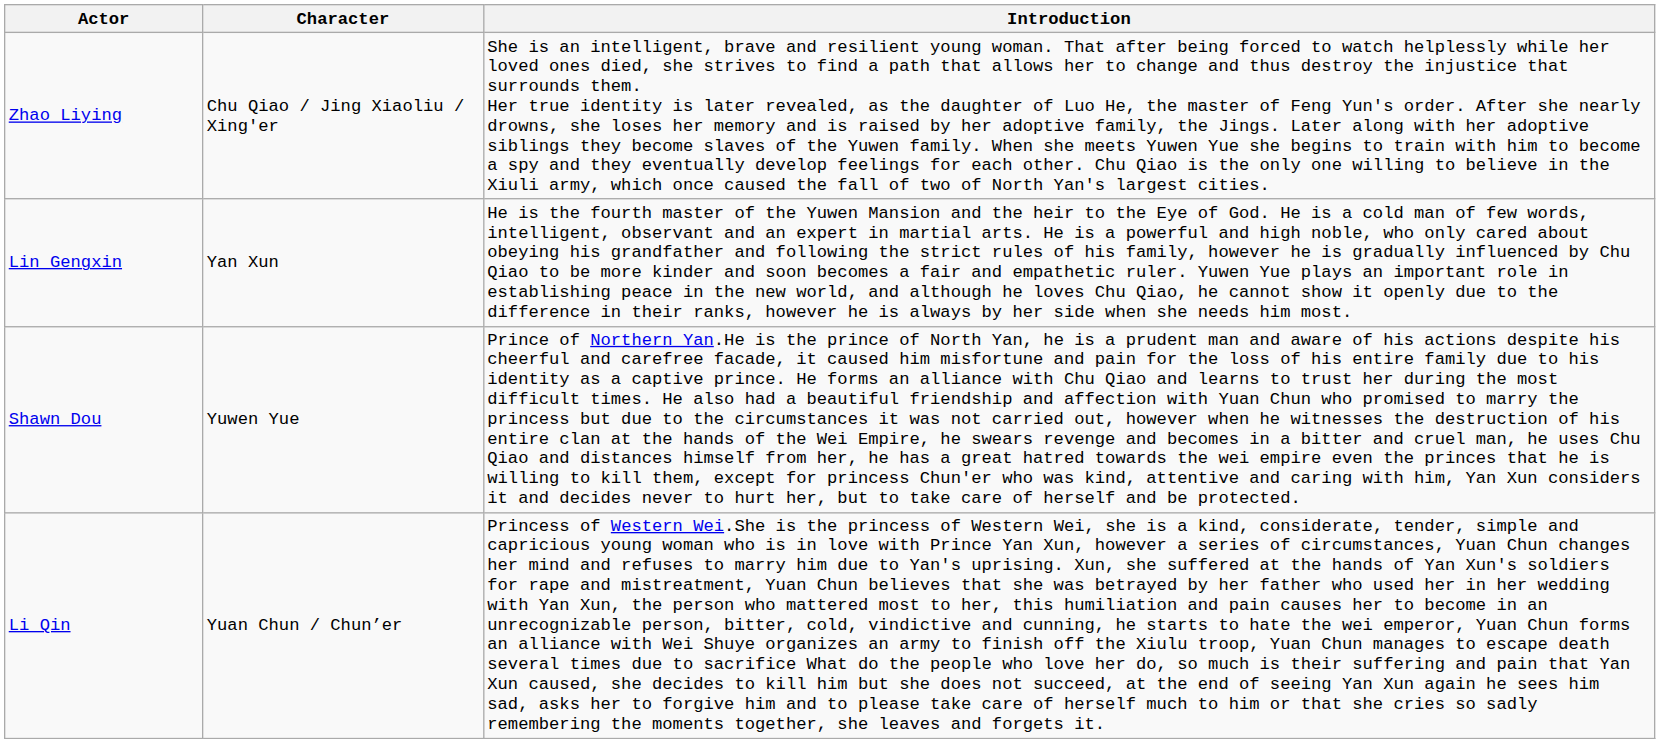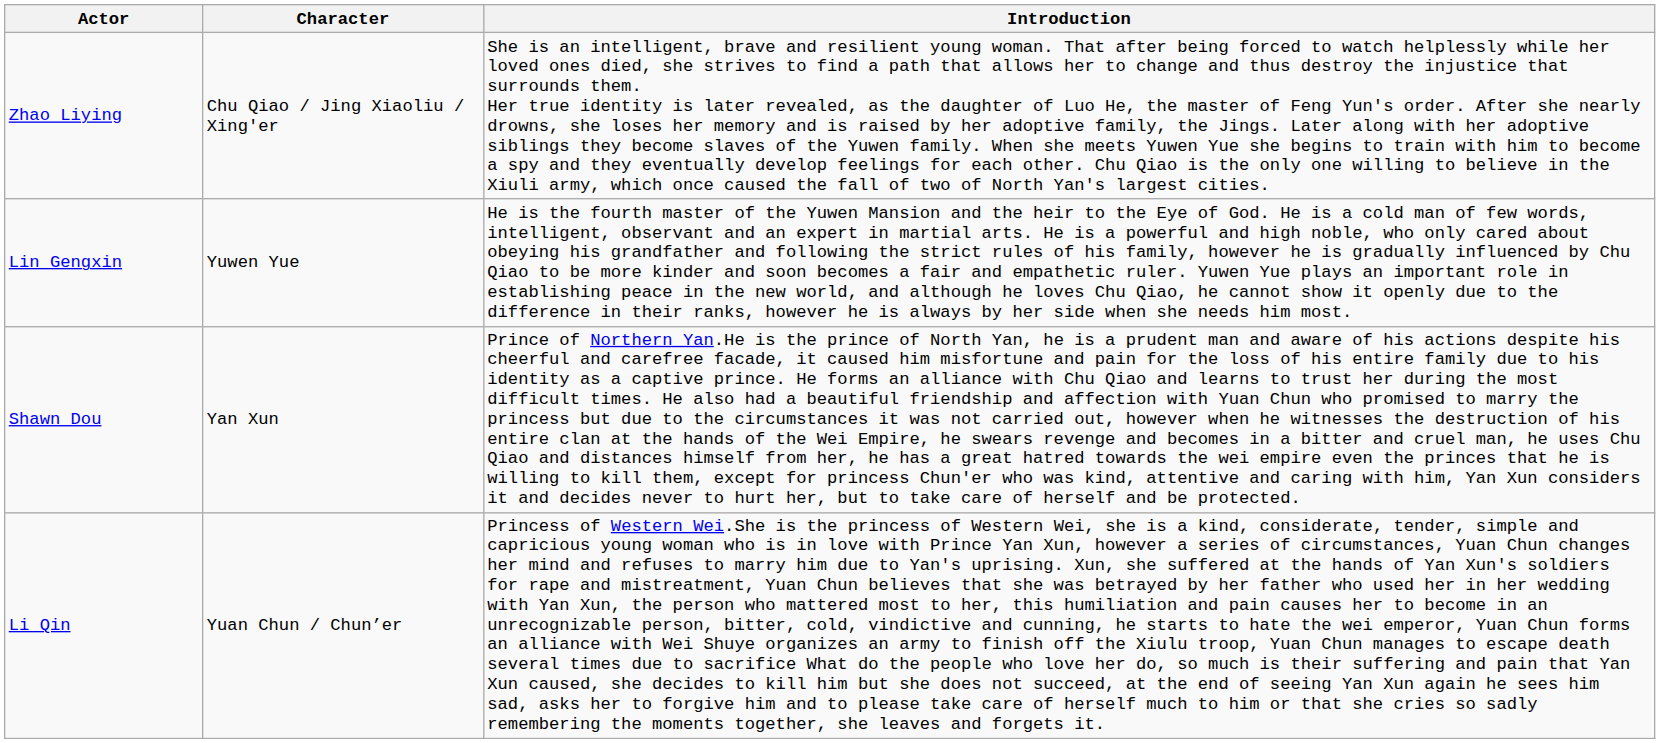(243, 263) Yan Xun -> (253, 263) Yuwen Yue
(253, 419) Yuwen Yue -> (243, 419) Yan Xun
